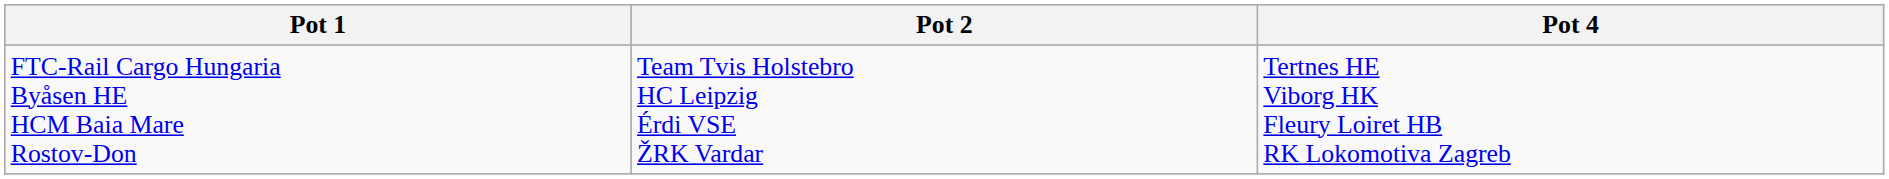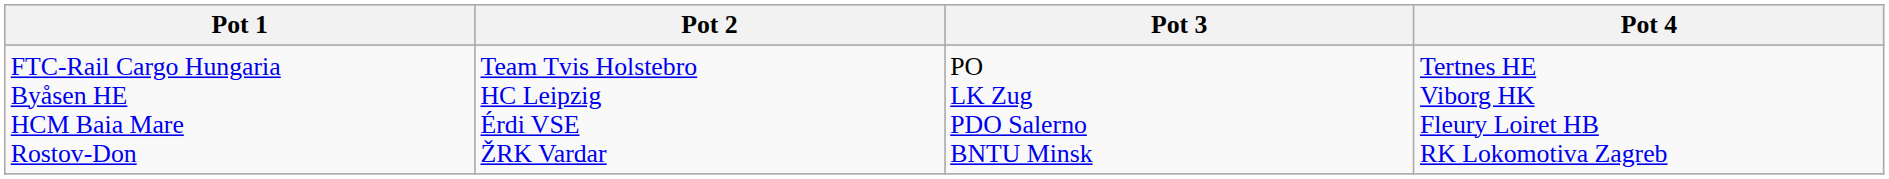+ column: (1179, 24)
